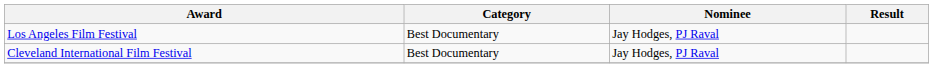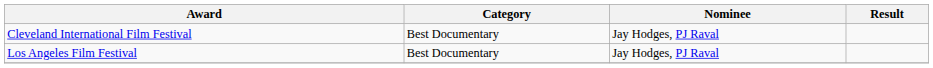rows swapped: (99, 53) <-> (72, 33)
